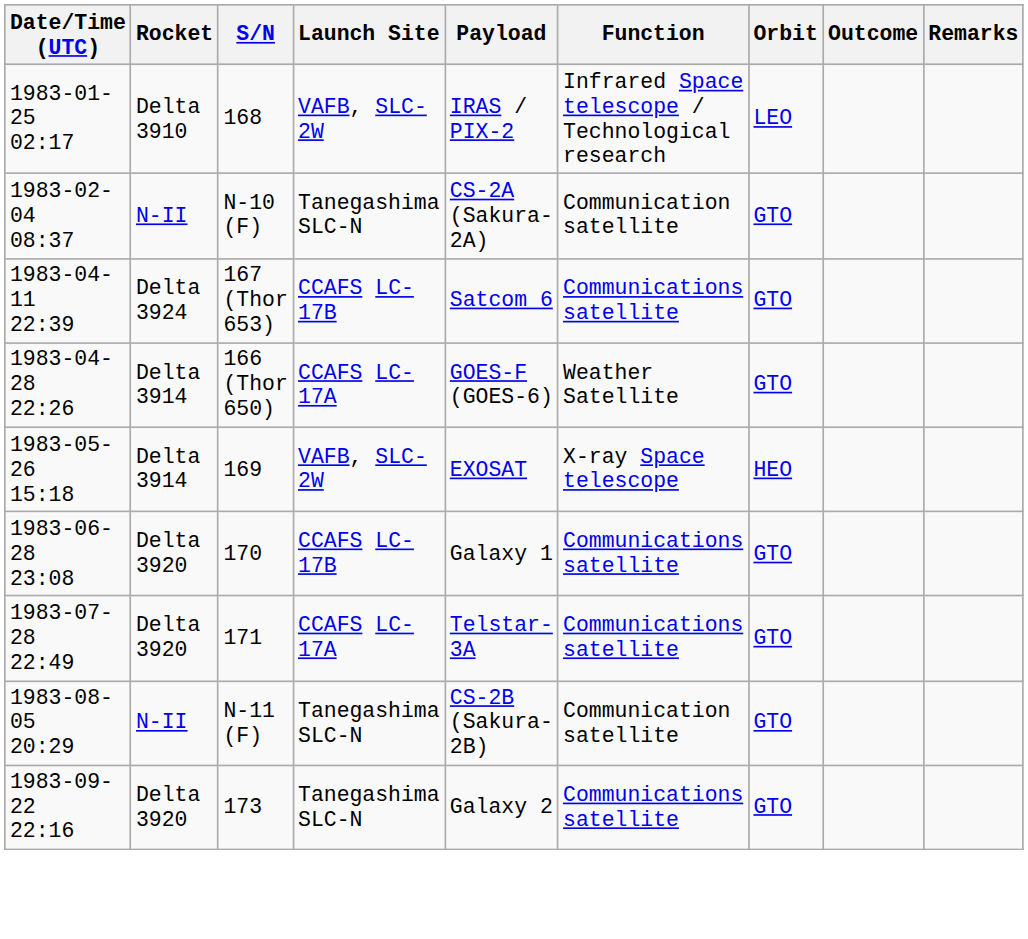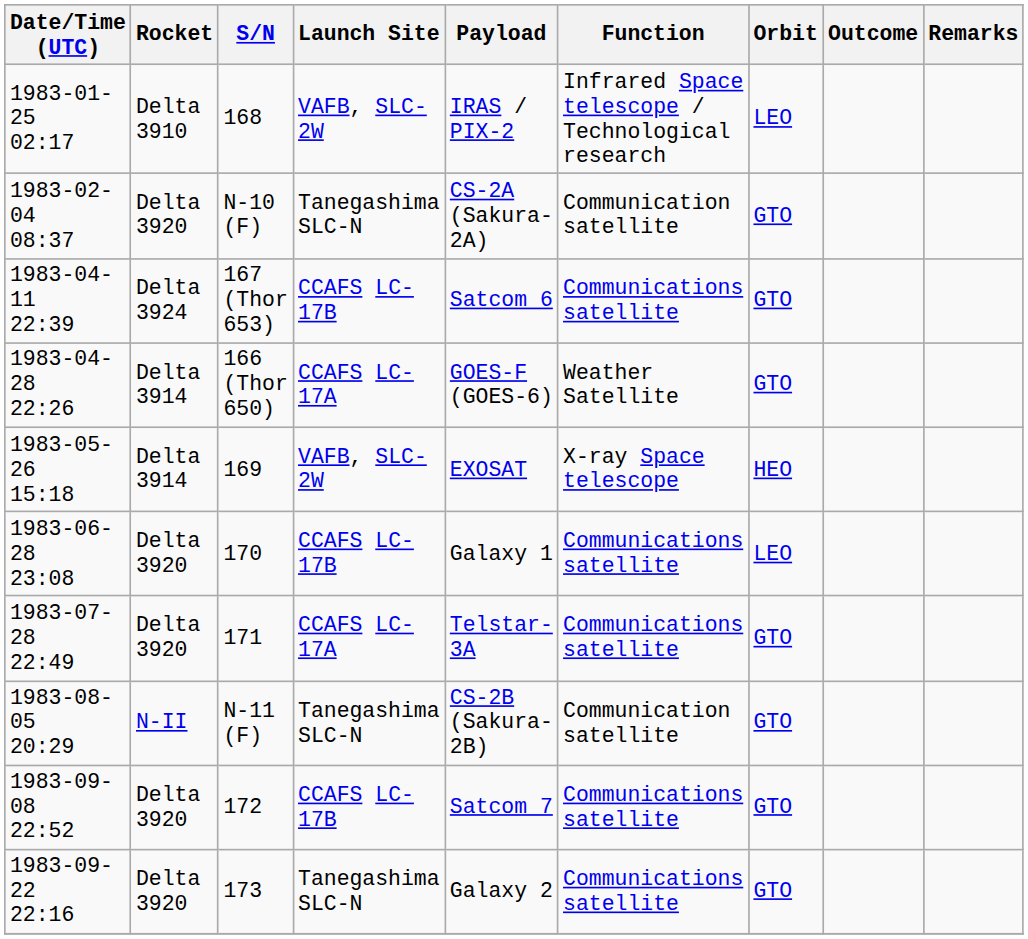(162, 216) N-II -> (168, 216) Delta 3920
(773, 554) GTO -> (773, 554) LEO
+ row: (61, 807)
